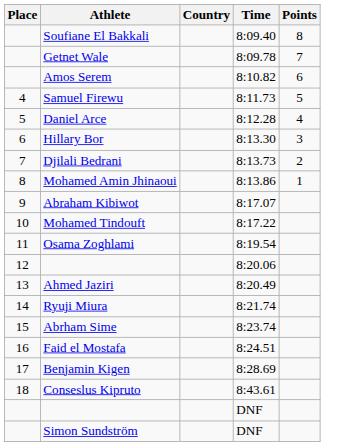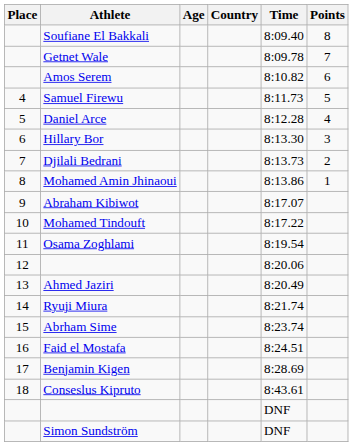+ column: (194, 14)
